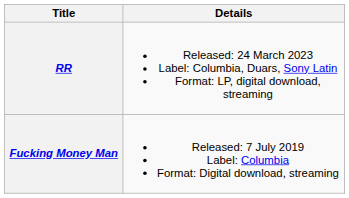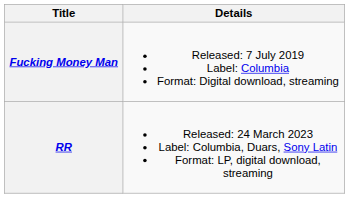rows swapped: (64, 153) <-> (64, 68)
